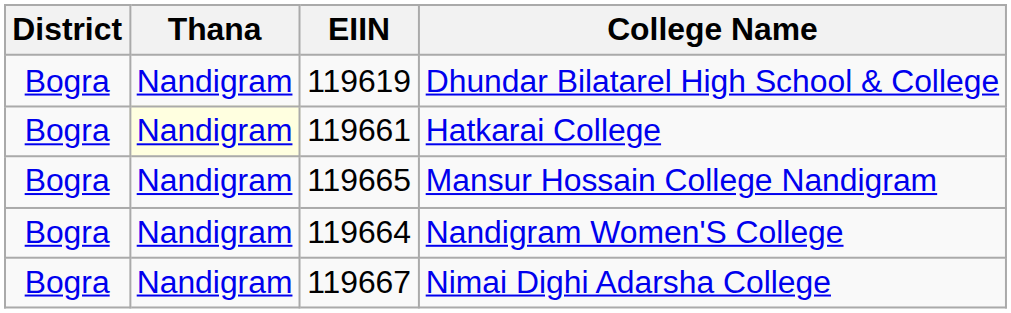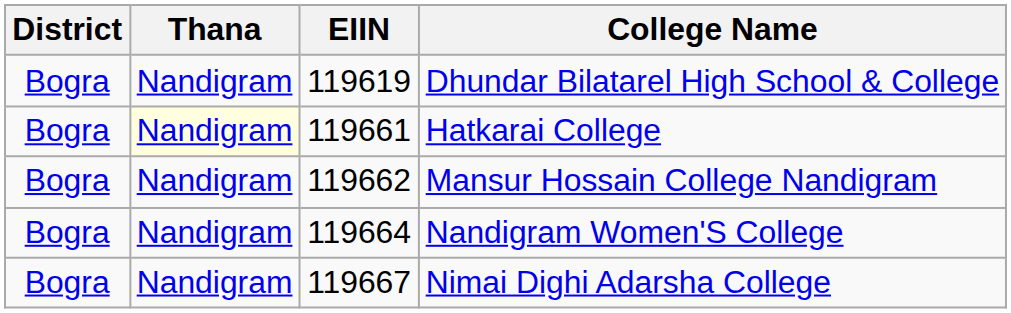(359, 181) 119665 -> (359, 181) 119662
